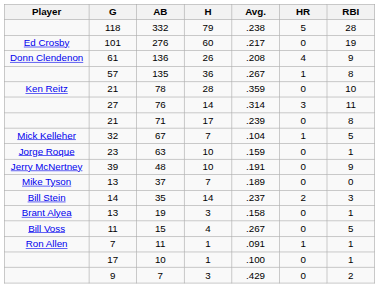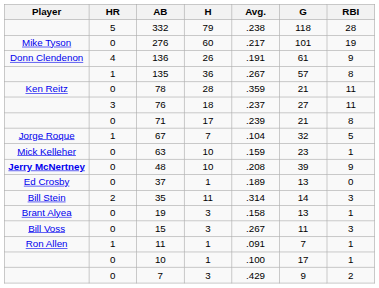columns swapped: (113, 12) <-> (303, 12)
(47, 43) Ed Crosby -> (47, 43) Mike Tyson
(256, 58) .208 -> (256, 58) .191
(351, 89) 10 -> (351, 89) 11
(208, 105) 14 -> (208, 105) 18
(256, 105) .314 -> (256, 105) .237
(47, 136) Mick Kelleher -> (47, 136) Jorge Roque
(47, 151) Jorge Roque -> (47, 151) Mick Kelleher
(47, 167) normal -> (47, 167) bold
(256, 167) .191 -> (256, 167) .208
(47, 182) Mike Tyson -> (47, 182) Ed Crosby
(208, 182) 7 -> (208, 182) 1
(208, 197) 14 -> (208, 197) 11
(256, 197) .237 -> (256, 197) .314
(208, 228) 4 -> (208, 228) 3
(351, 228) 5 -> (351, 228) 3
